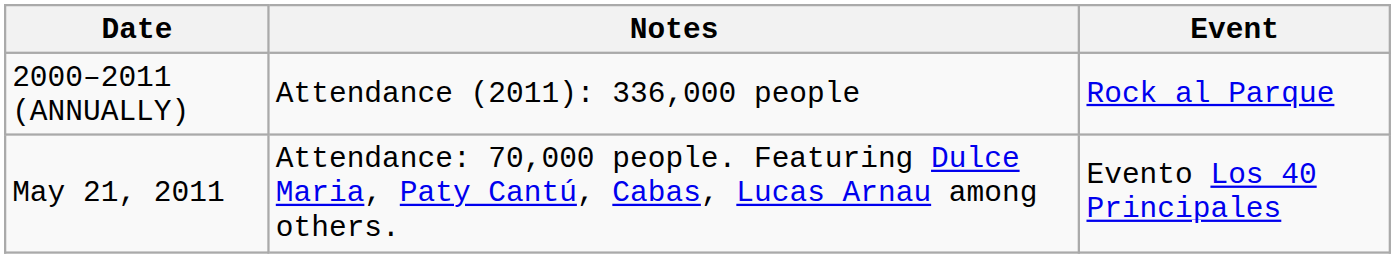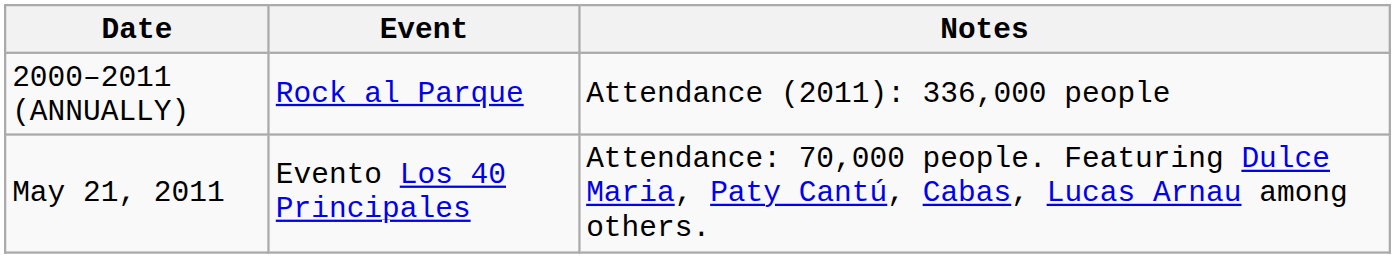columns swapped: (1235, 29) <-> (674, 29)
